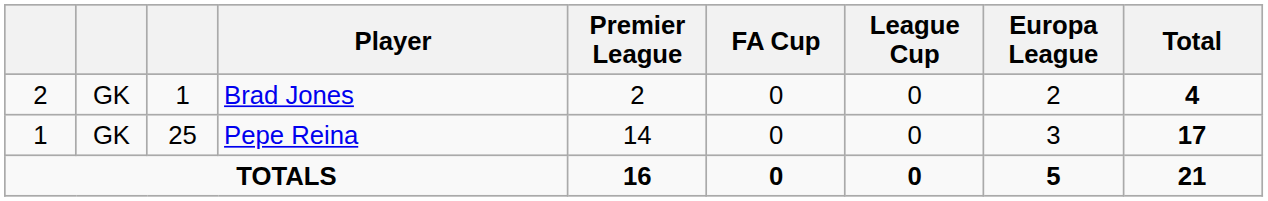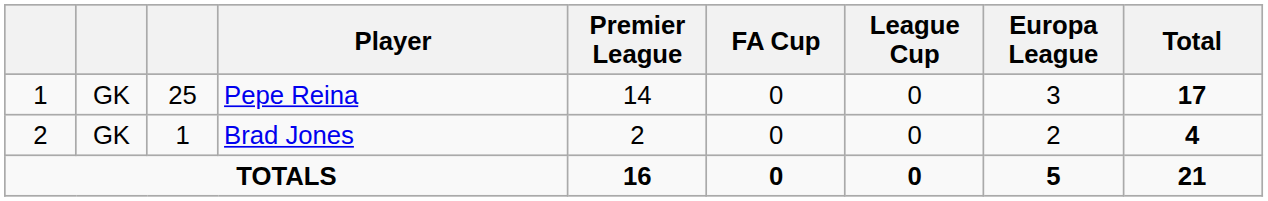rows swapped: (291, 135) <-> (289, 95)
